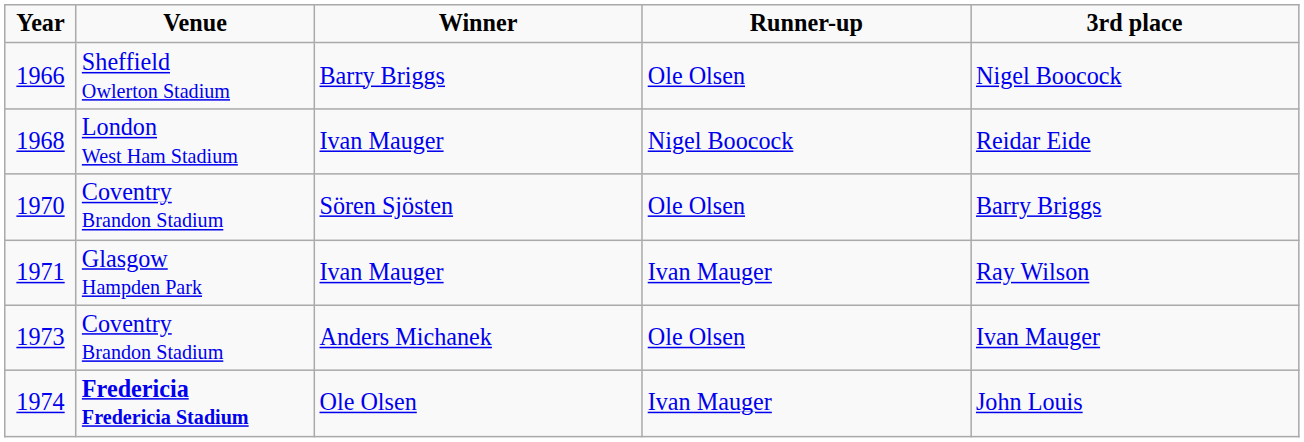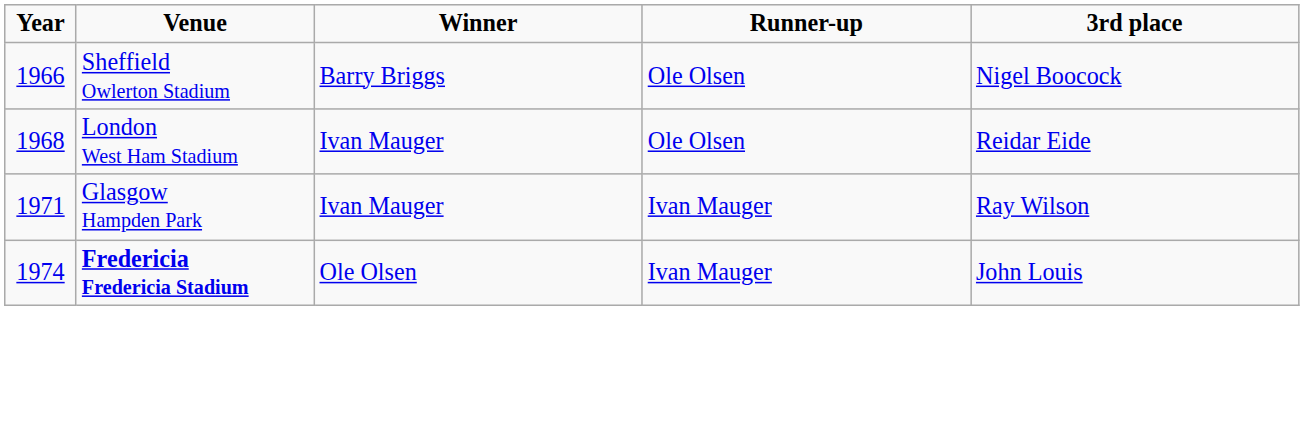(721, 141) Nigel Boocock -> (696, 141) Ole Olsen
- row: (41, 206)
- row: (41, 337)
